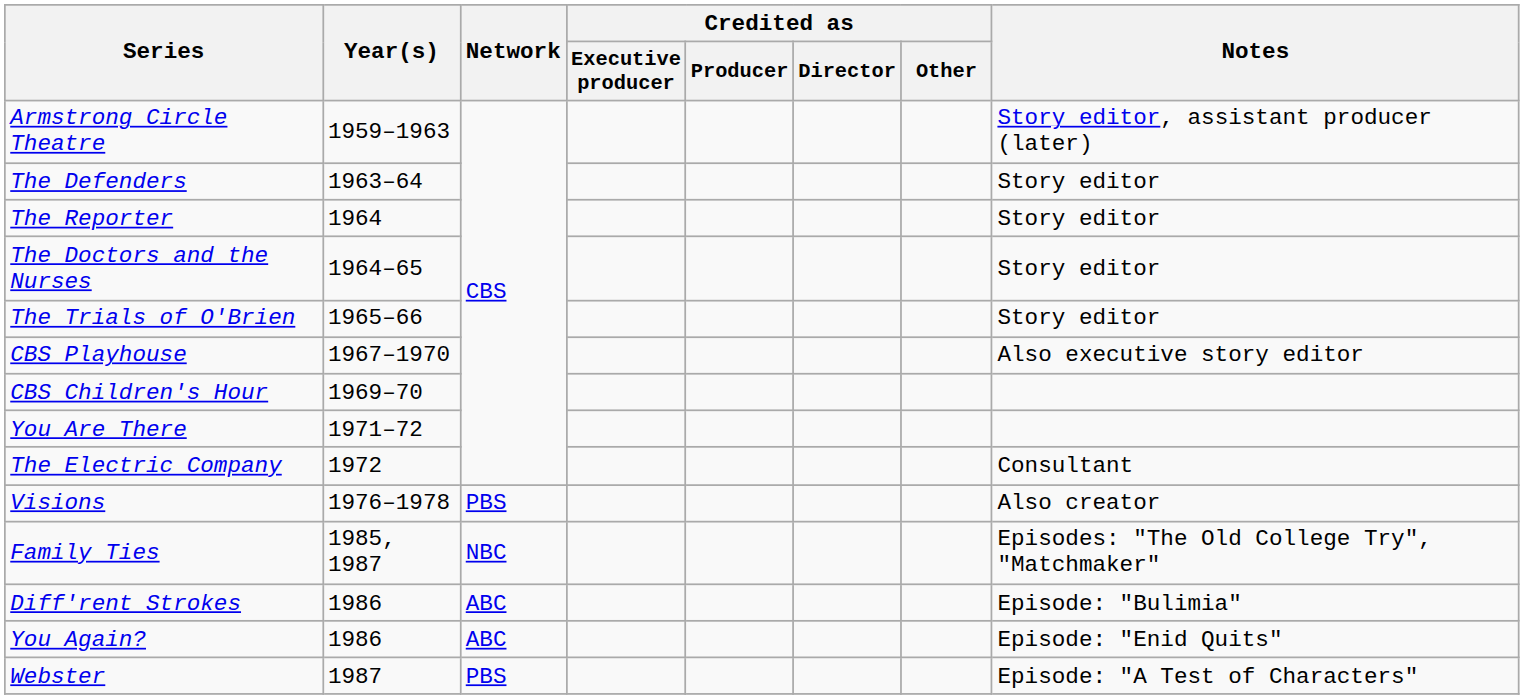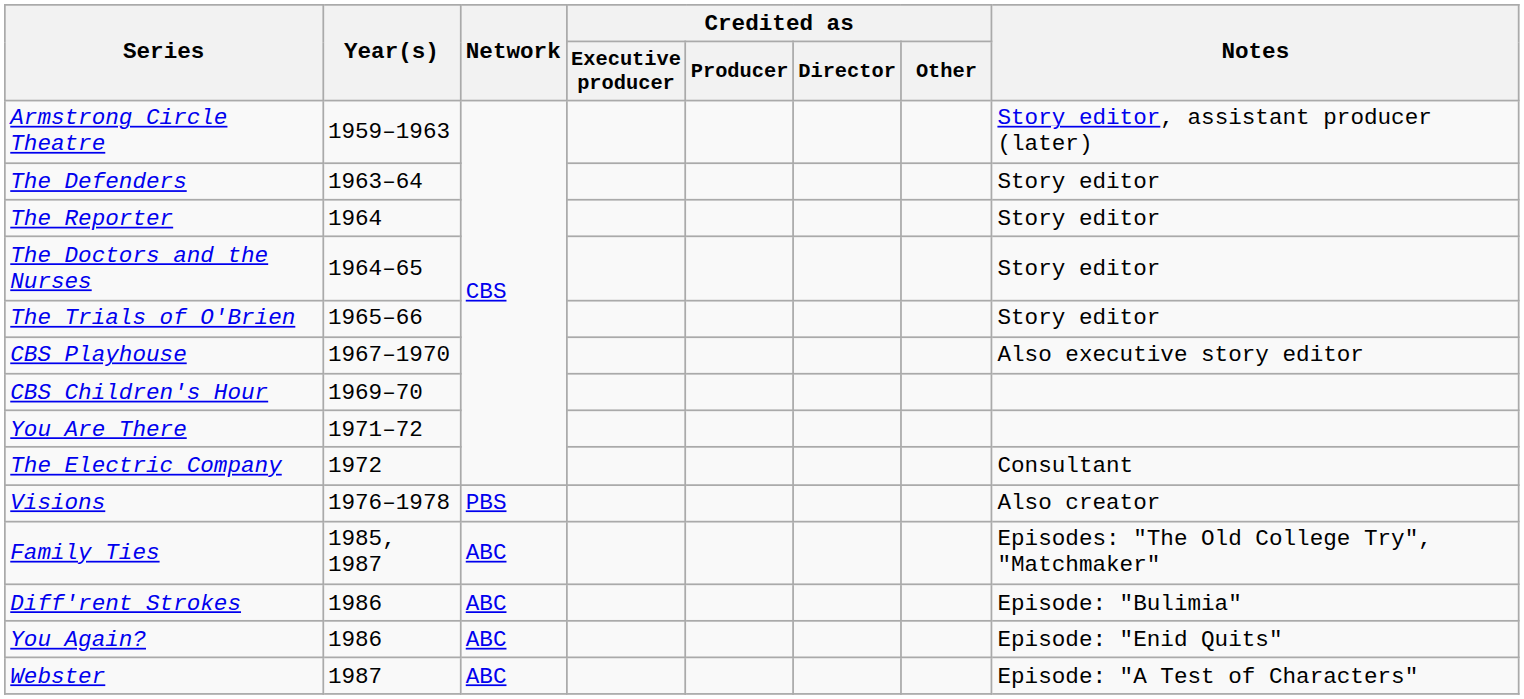(486, 553) NBC -> (486, 553) ABC
(486, 676) PBS -> (486, 676) ABC
